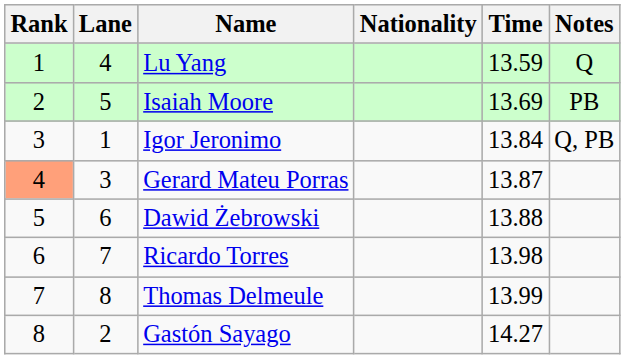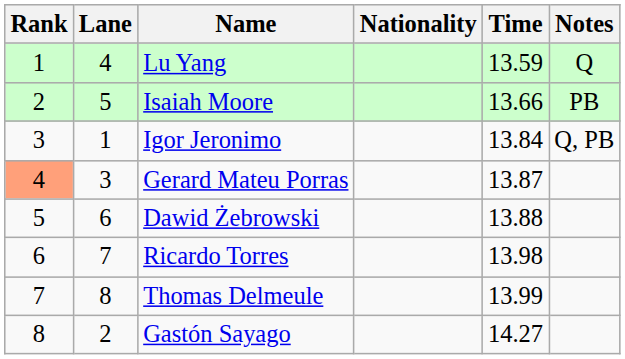(516, 101) 13.69 -> (516, 101) 13.66
